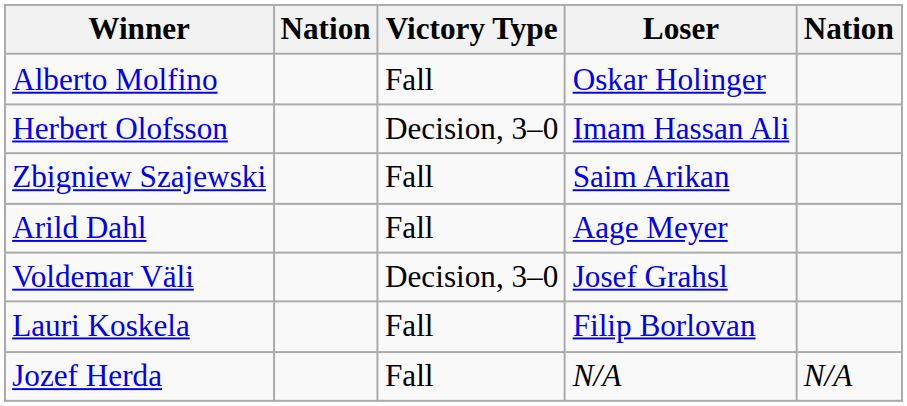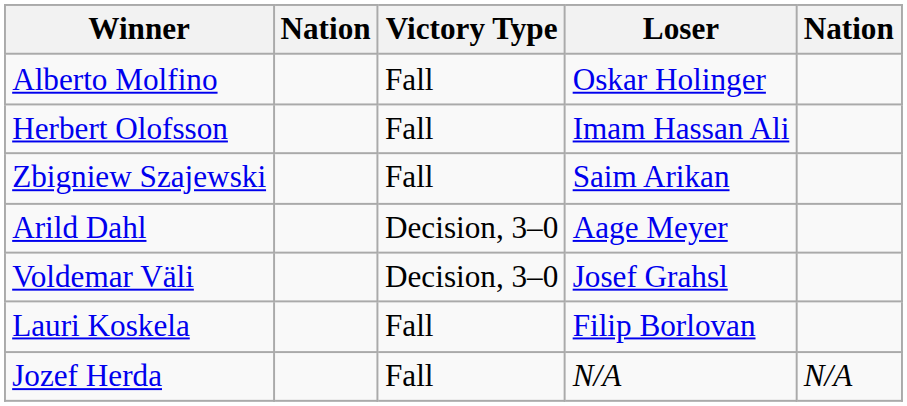(472, 128) Decision, 3–0 -> (409, 128) Fall
(409, 227) Fall -> (472, 227) Decision, 3–0
